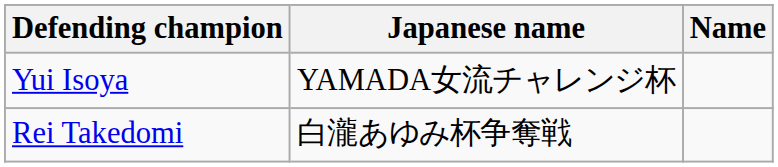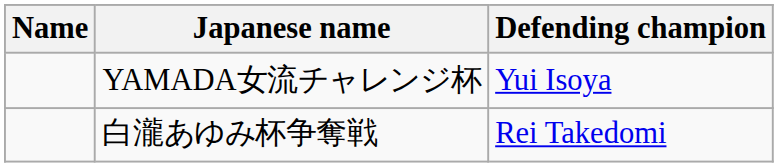columns swapped: (728, 28) <-> (147, 28)
